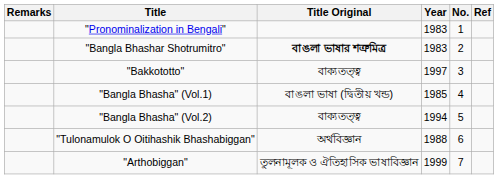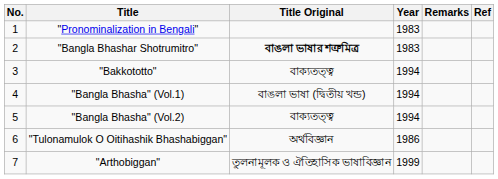columns swapped: (461, 12) <-> (29, 12)
(435, 72) 1997 -> (408, 72) 1994
(435, 94) 1985 -> (408, 94) 1994
(435, 140) 1988 -> (408, 140) 1986
